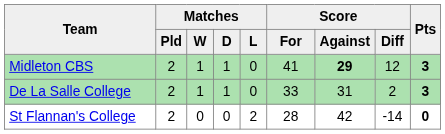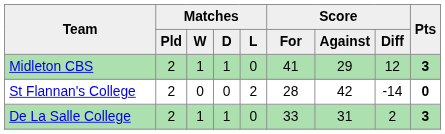(345, 66) bold -> (345, 66) normal
rows swapped: (70, 91) <-> (72, 116)
